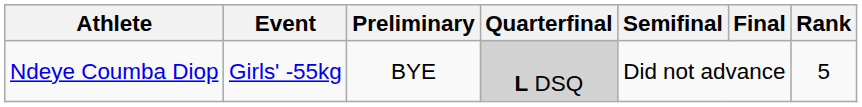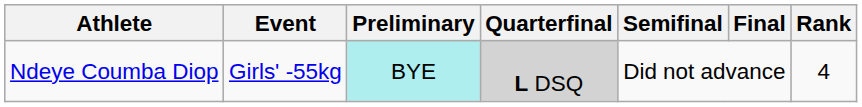(413, 71) no background -> (413, 71) paleturquoise background
(824, 71) 5 -> (824, 71) 4
